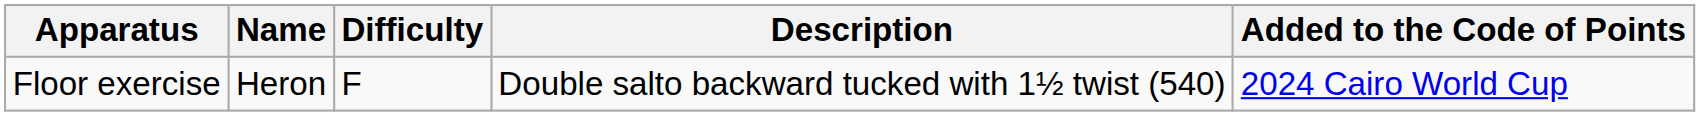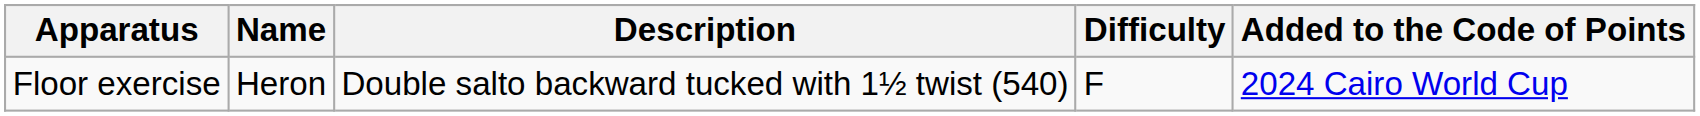columns swapped: (862, 30) <-> (412, 30)
